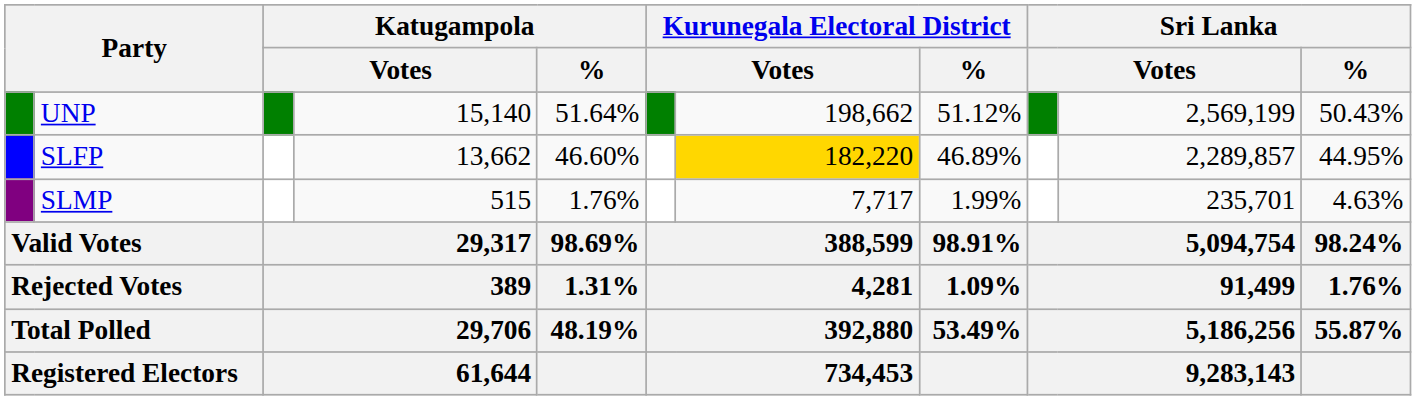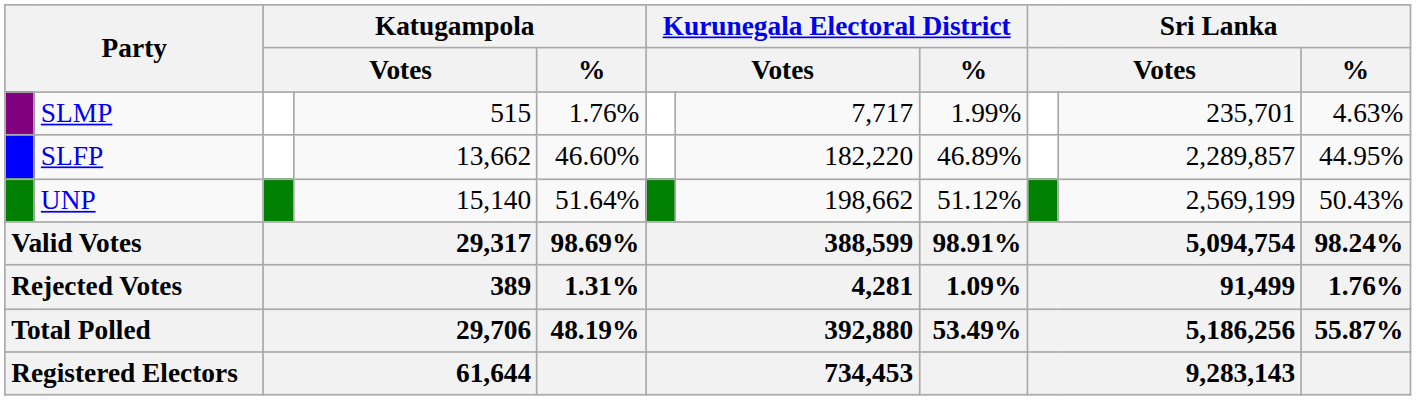rows swapped: (68, 112) <-> (77, 199)
(869, 156) gold background -> (869, 156) no background
